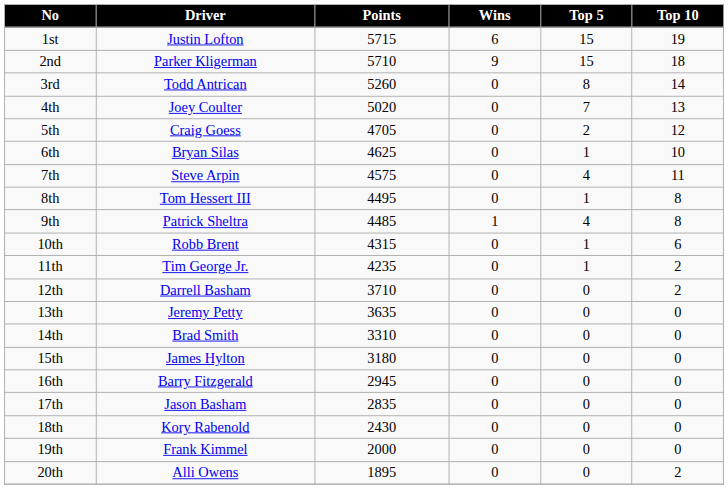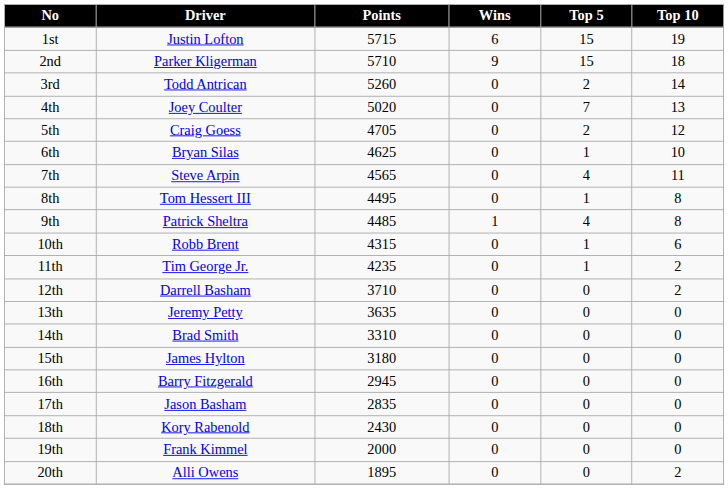(586, 84) 8 -> (586, 84) 2
(382, 175) 4575 -> (382, 175) 4565
